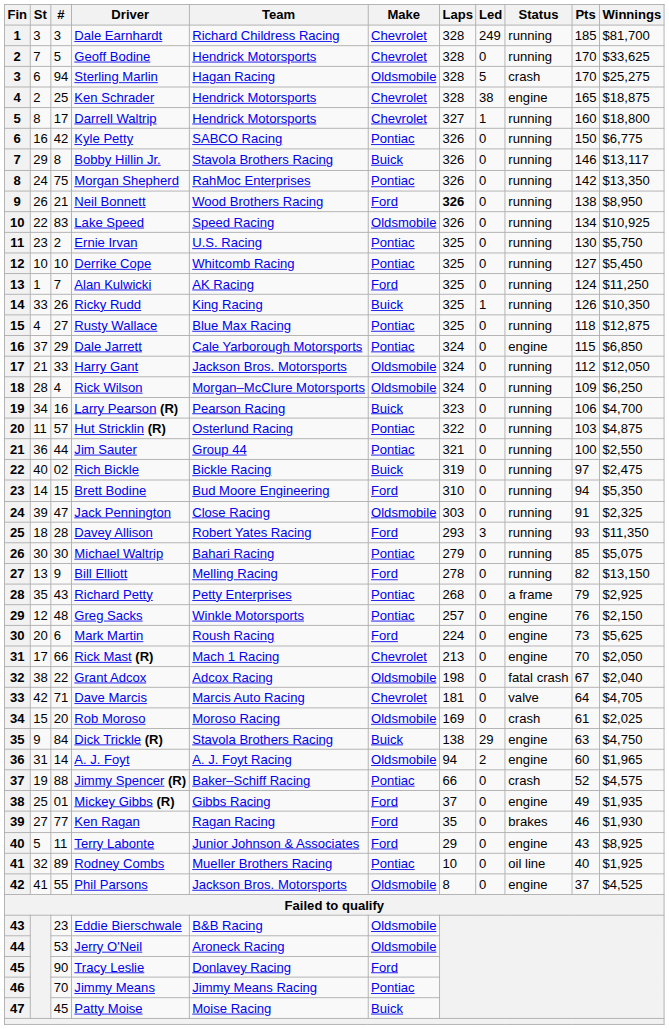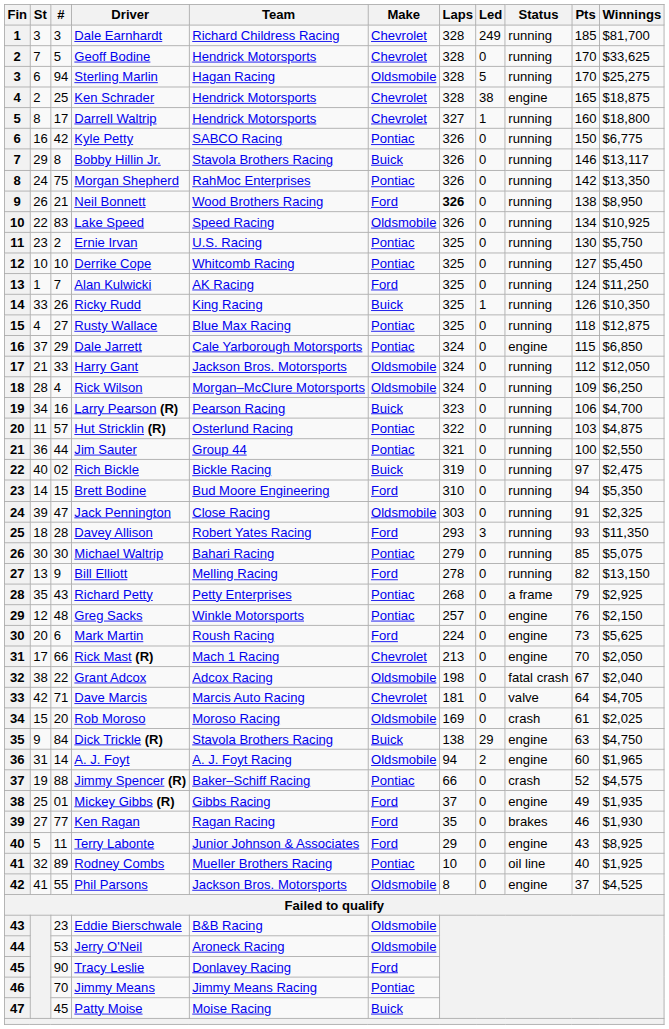(524, 77) crash -> (530, 77) running
